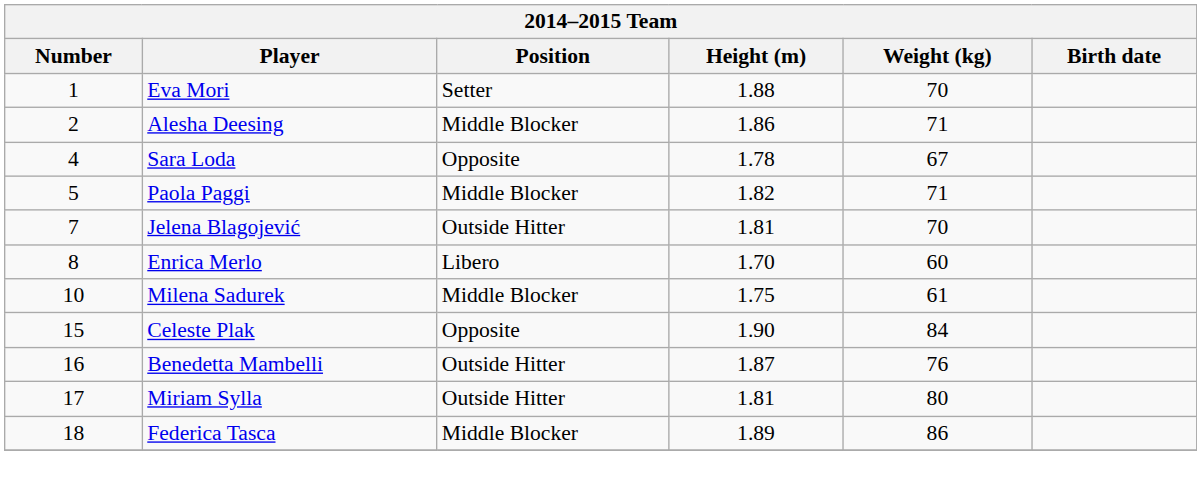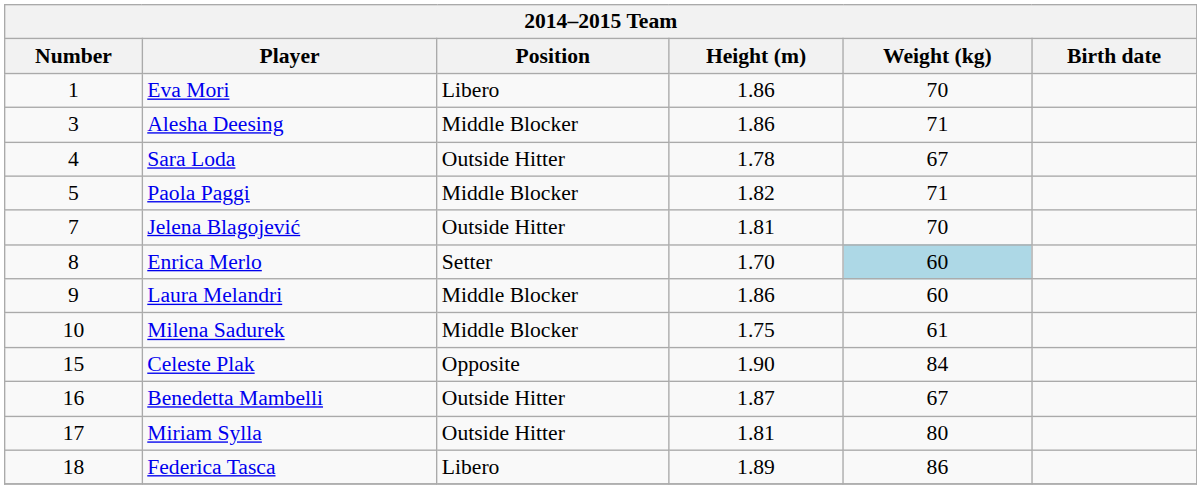(467, 90) Setter -> (471, 90) Libero
(756, 90) 1.88 -> (756, 90) 1.86
(73, 124) 2 -> (73, 124) 3
(481, 158) Opposite -> (503, 158) Outside Hitter
(471, 261) Libero -> (467, 261) Setter
(937, 261) no background -> (937, 261) lightblue background
+ row: (215, 295)
(937, 364) 76 -> (937, 398) 67
(510, 432) Middle Blocker -> (471, 466) Libero
